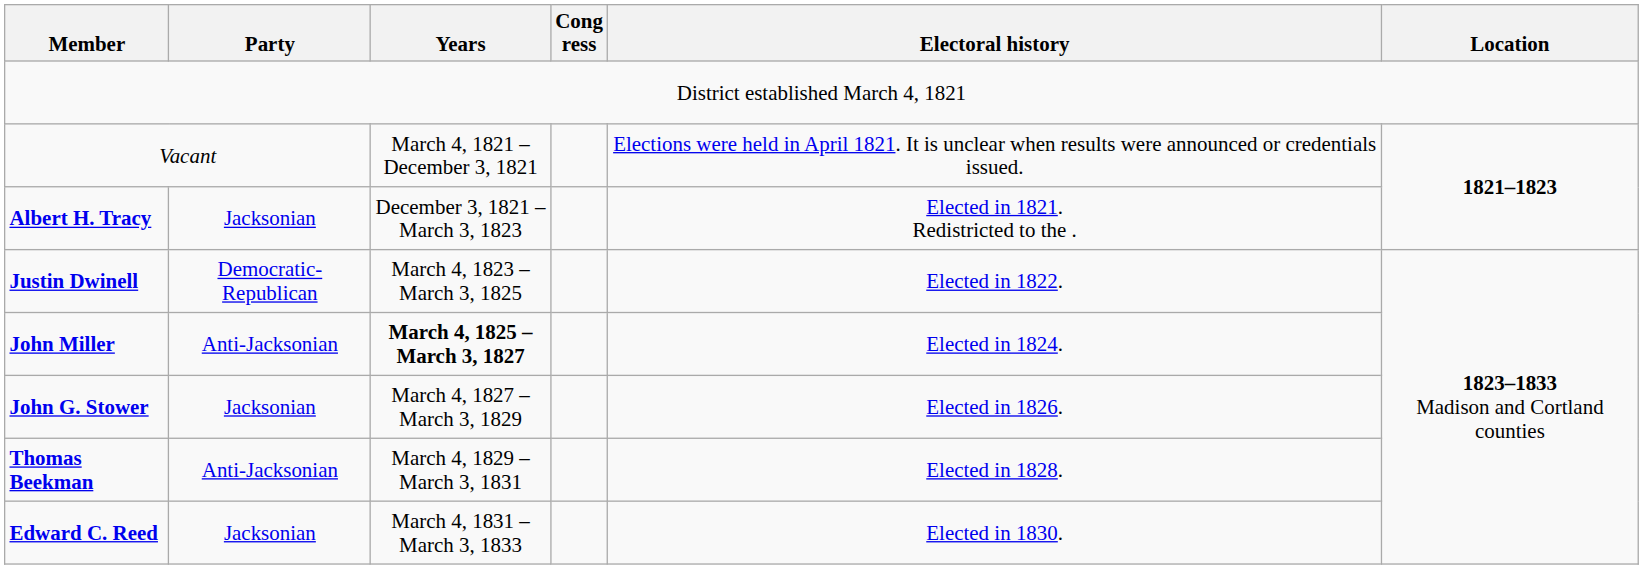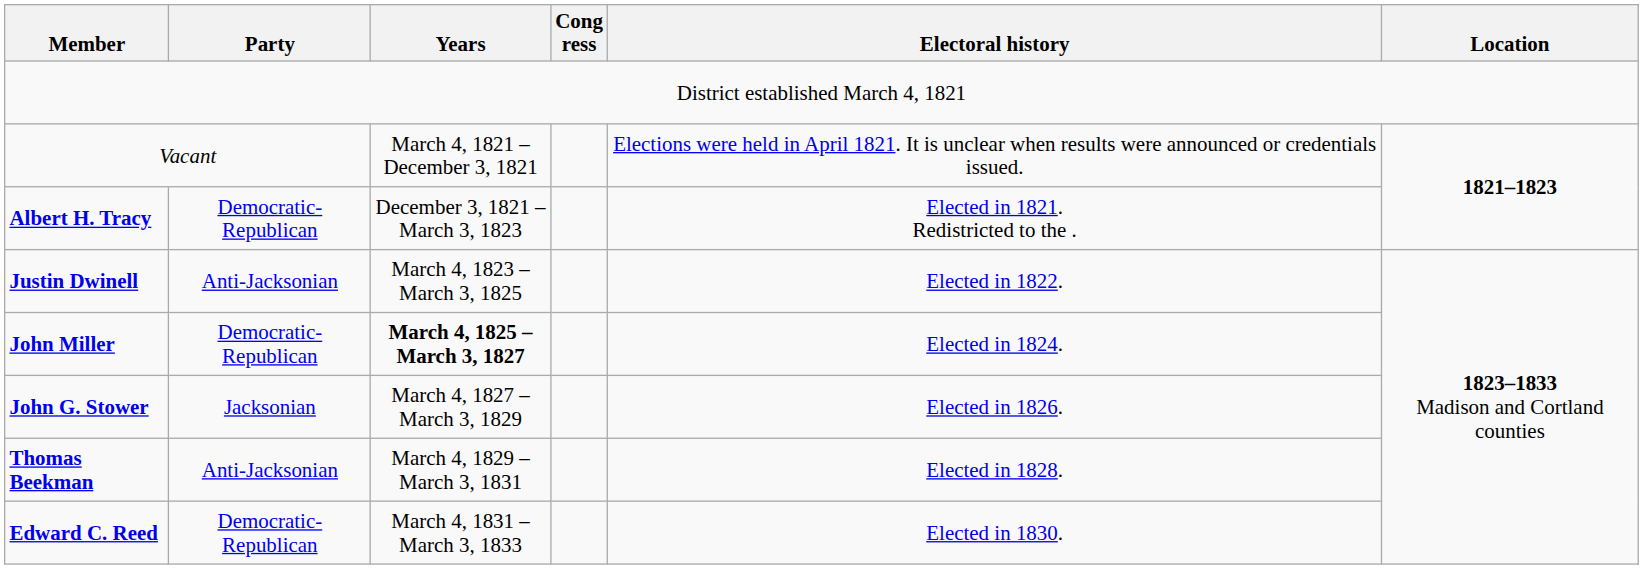(270, 218) Jacksonian -> (270, 218) Democratic-Republican
(270, 281) Democratic-Republican -> (270, 281) Anti-Jacksonian
(270, 344) Anti-Jacksonian -> (270, 344) Democratic-Republican
(270, 532) Jacksonian -> (270, 532) Democratic-Republican
